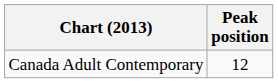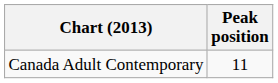(240, 63) 12 -> (240, 63) 11
